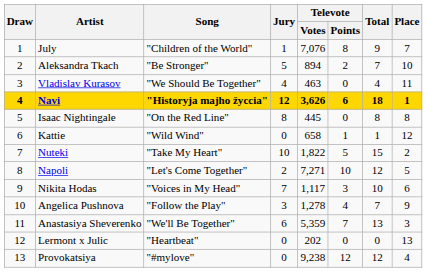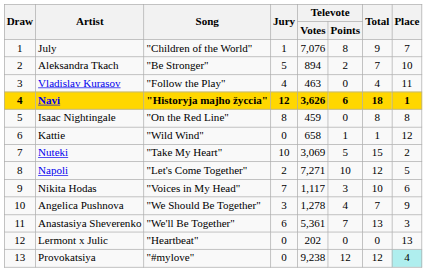(204, 83) "We Should Be Together" -> (186, 83) "Follow the Play"
(313, 118) 445 -> (313, 118) 459
(313, 153) 1,822 -> (313, 153) 3,069
(186, 205) "Follow the Play" -> (204, 205) "We Should Be Together"
(313, 223) 5,359 -> (313, 223) 5,361
(407, 258) no background -> (407, 258) paleturquoise background
